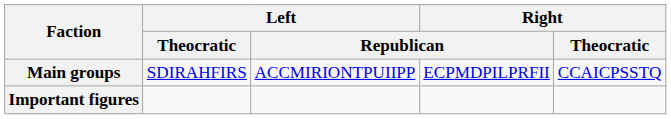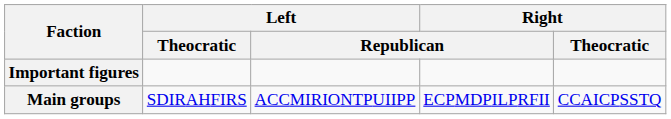rows swapped: (74, 72) <-> (74, 99)
